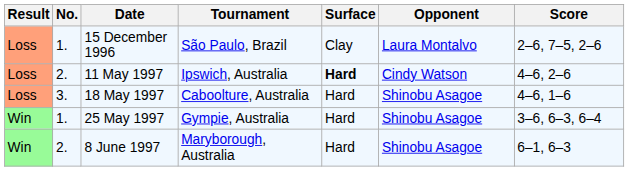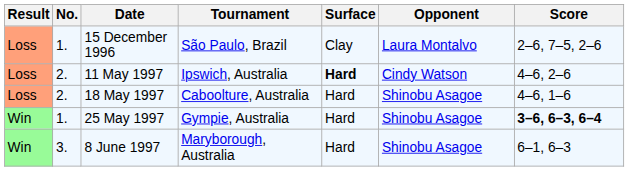(62, 96) 3. -> (62, 96) 2.
(559, 118) normal -> (559, 118) bold
(62, 147) 2. -> (62, 147) 3.
